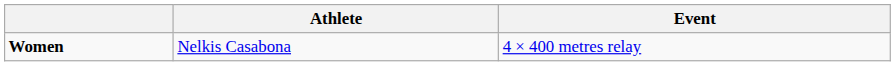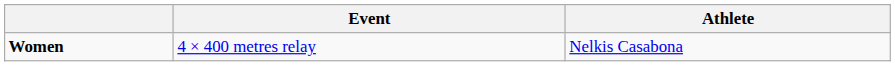columns swapped: (695, 18) <-> (336, 18)
